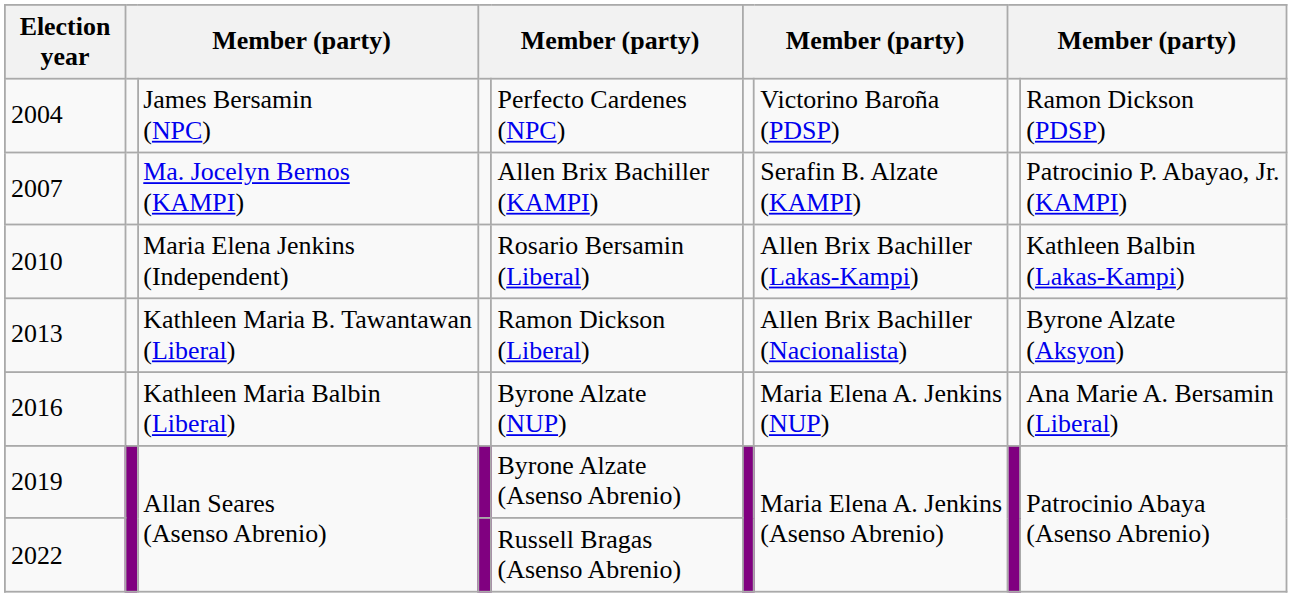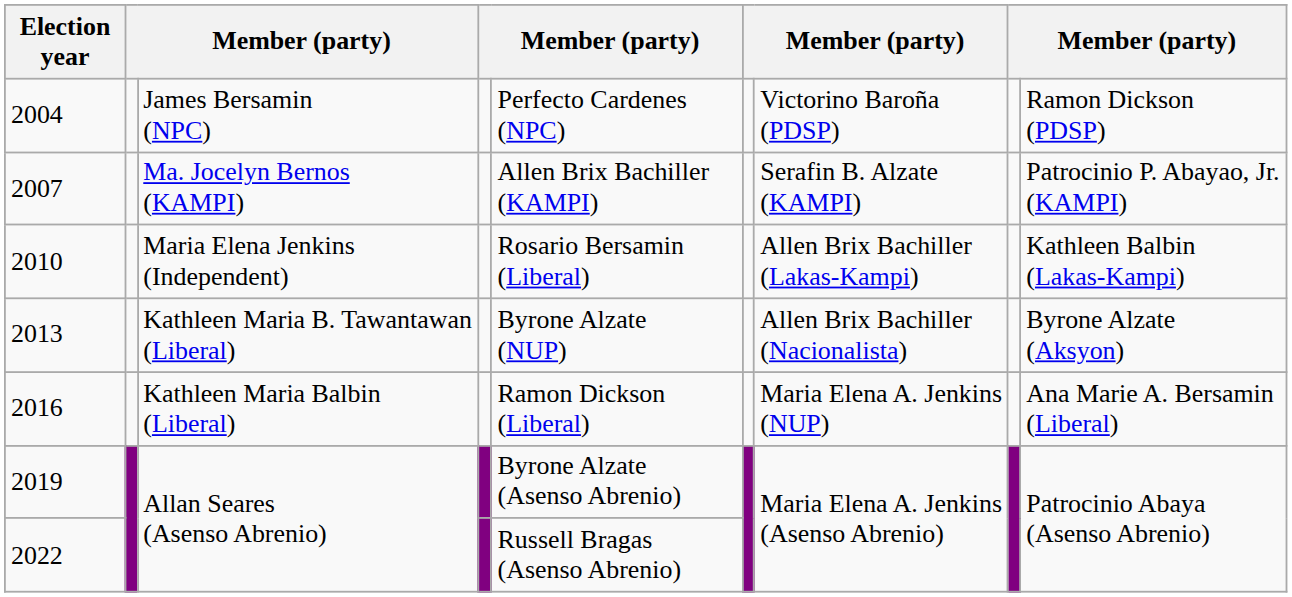(581, 334) Ramon Dickson (Liberal) -> (572, 334) Byrone Alzate (NUP)
(572, 408) Byrone Alzate (NUP) -> (581, 408) Ramon Dickson (Liberal)
